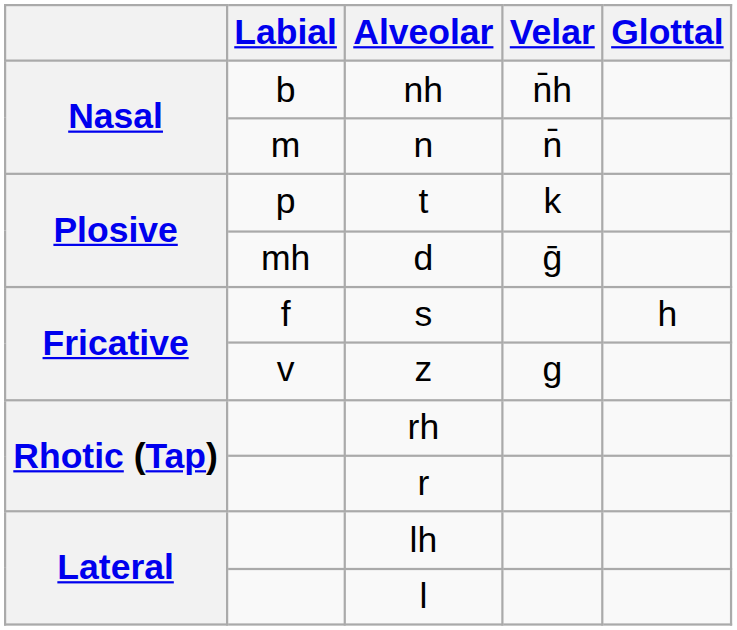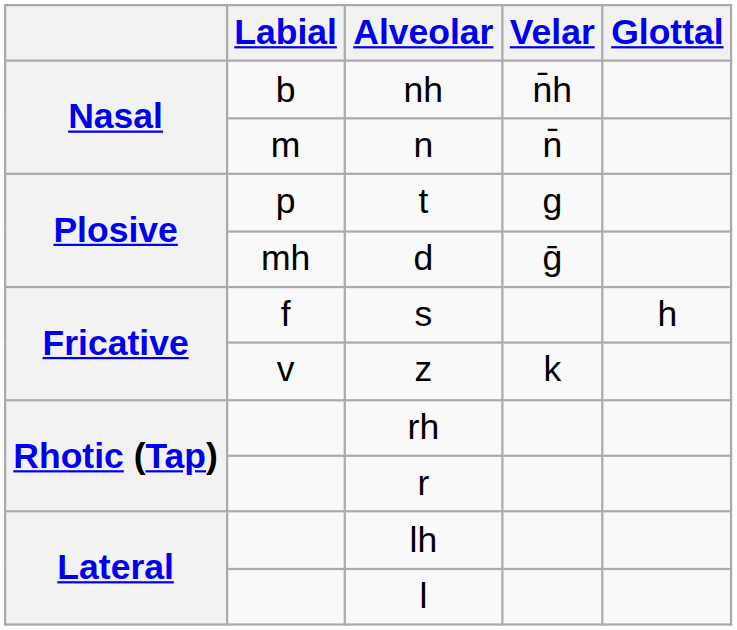(552, 201) k -> (552, 201) g
(552, 370) g -> (552, 370) k
